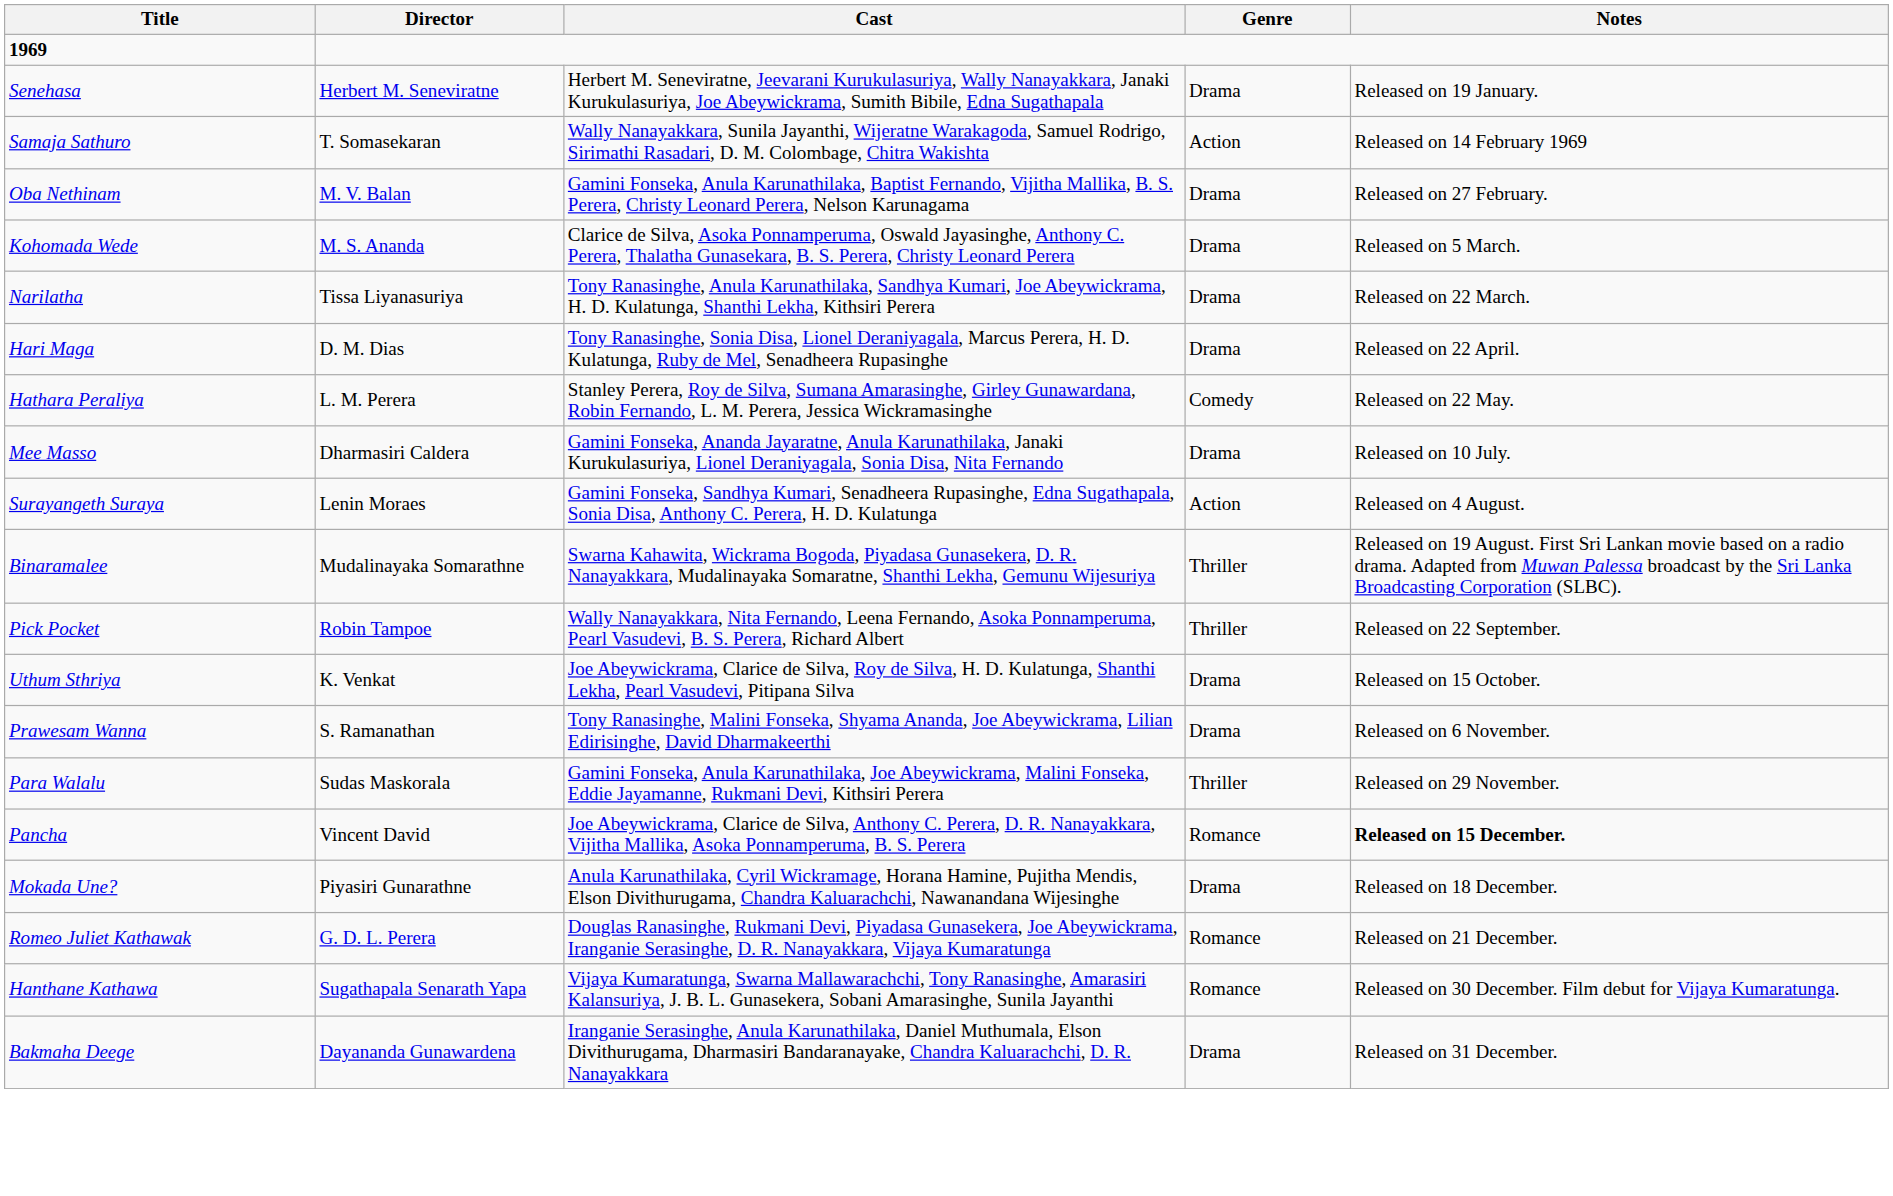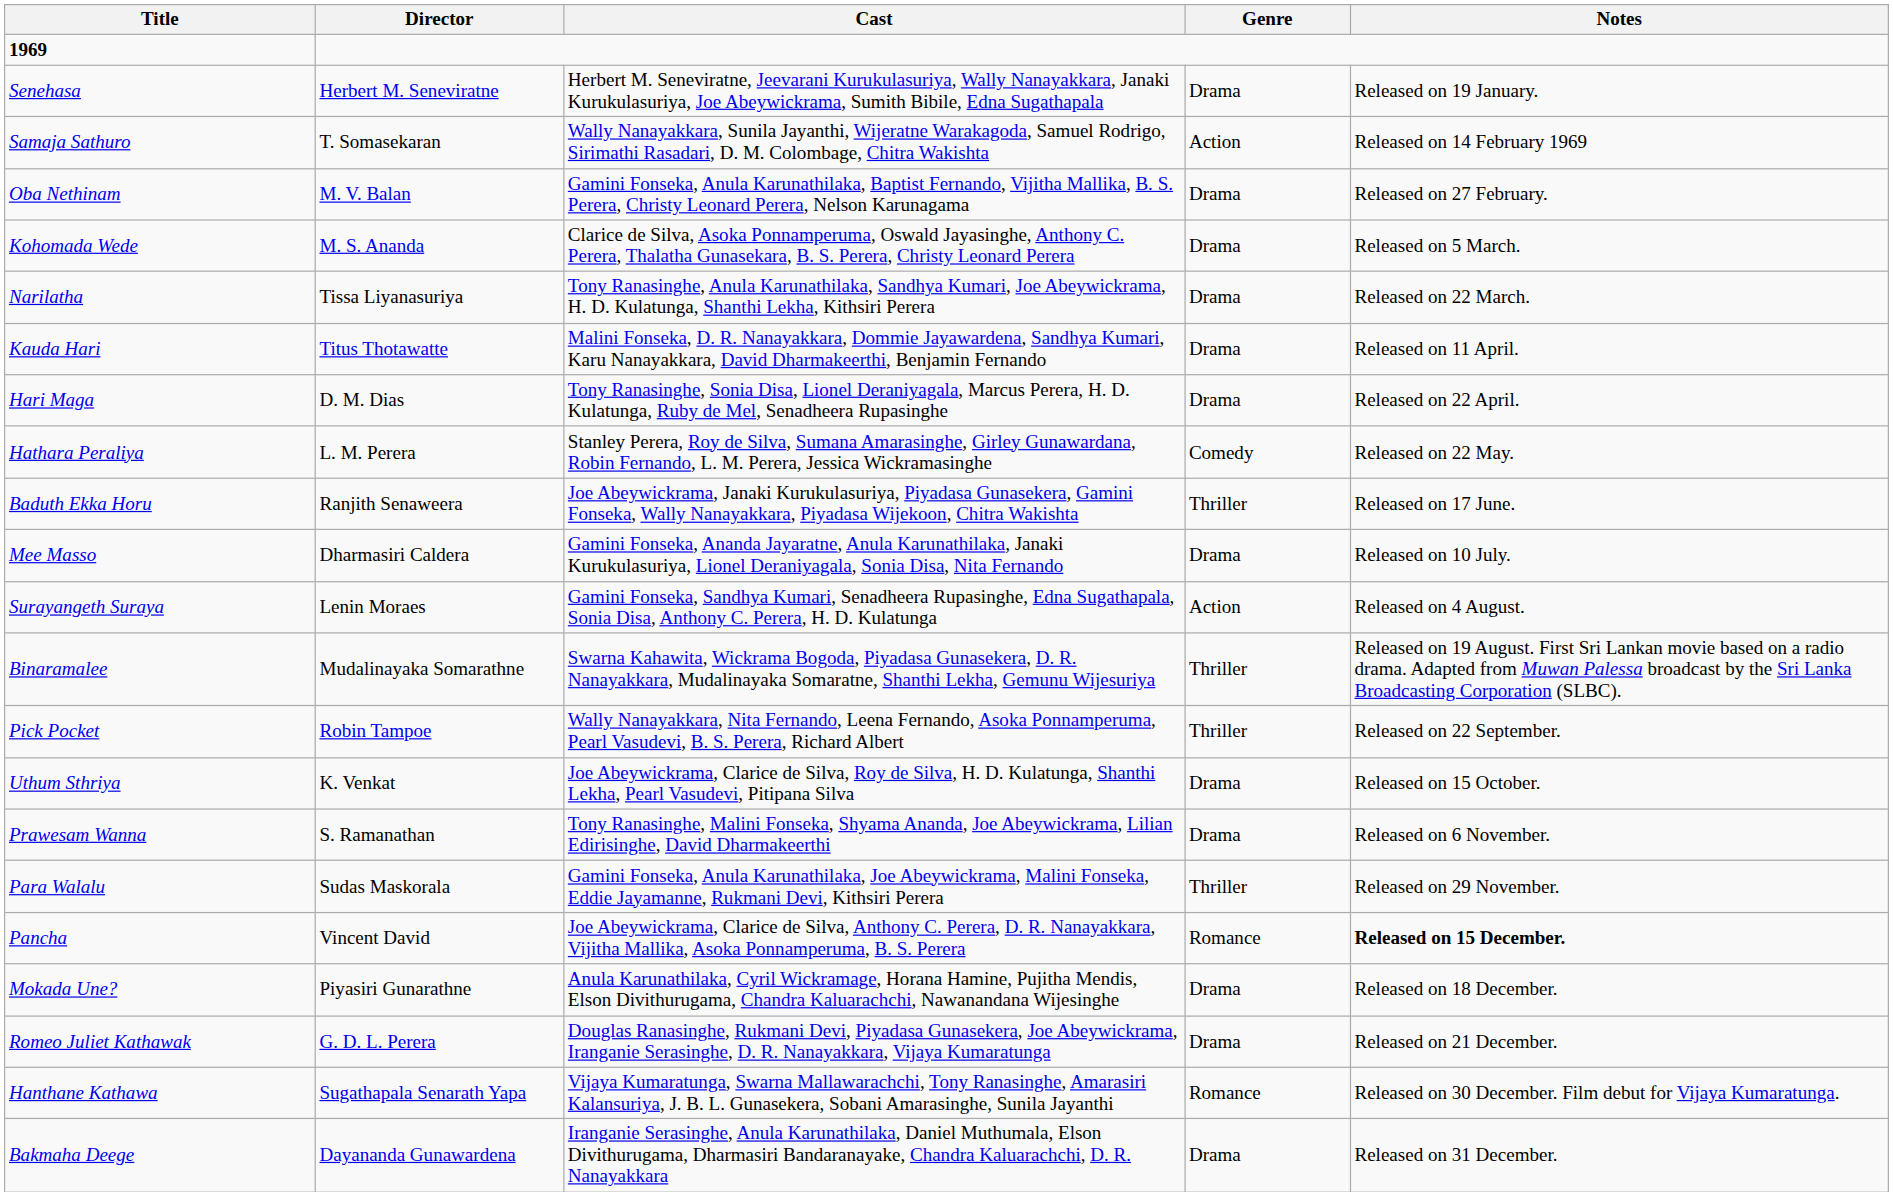+ row: (55, 348)
+ row: (80, 503)
(1225, 937) Romance -> (1215, 1041) Drama
